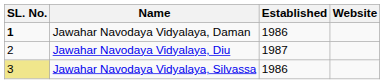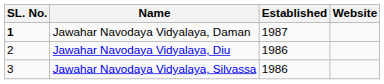(275, 32) 1986 -> (275, 32) 1987
(275, 50) 1987 -> (275, 50) 1986
(10, 69) khaki background -> (10, 69) no background
